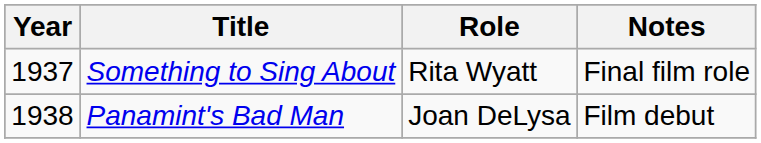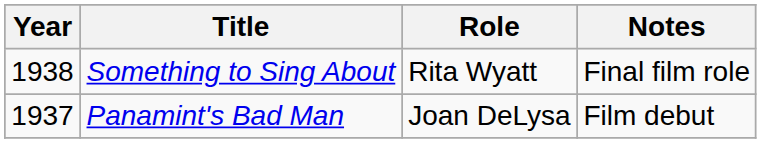(42, 71) 1937 -> (42, 71) 1938
(42, 115) 1938 -> (42, 115) 1937
